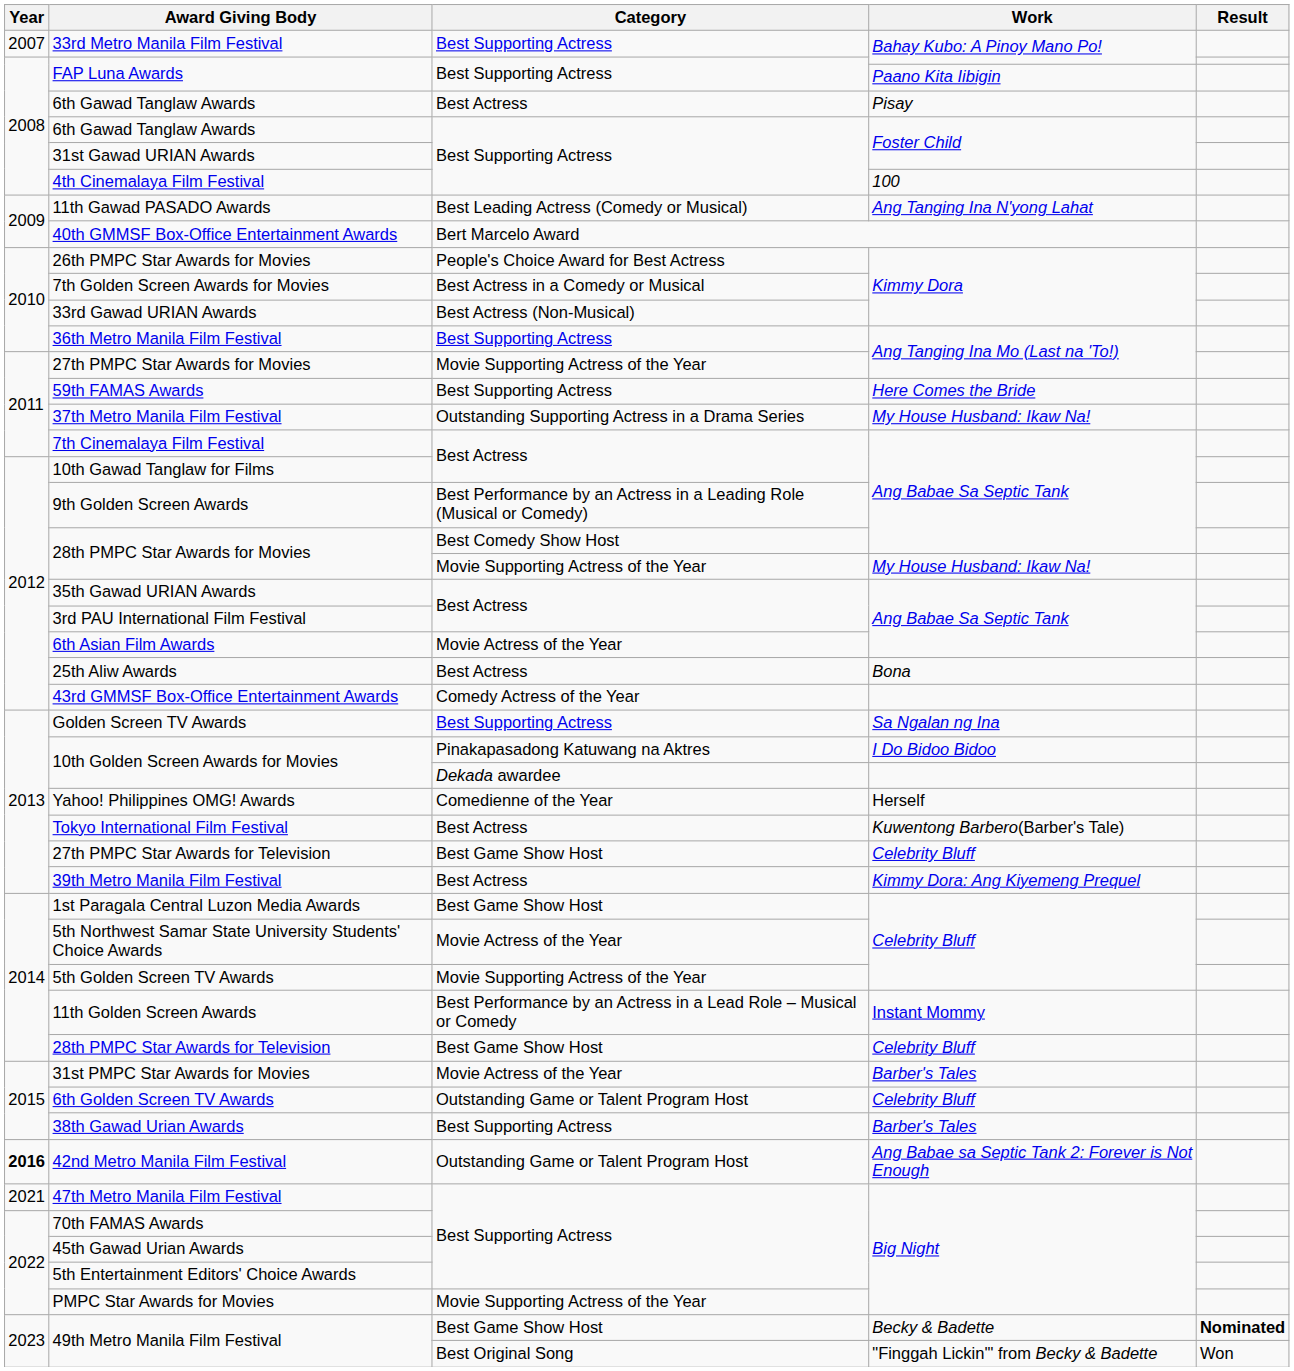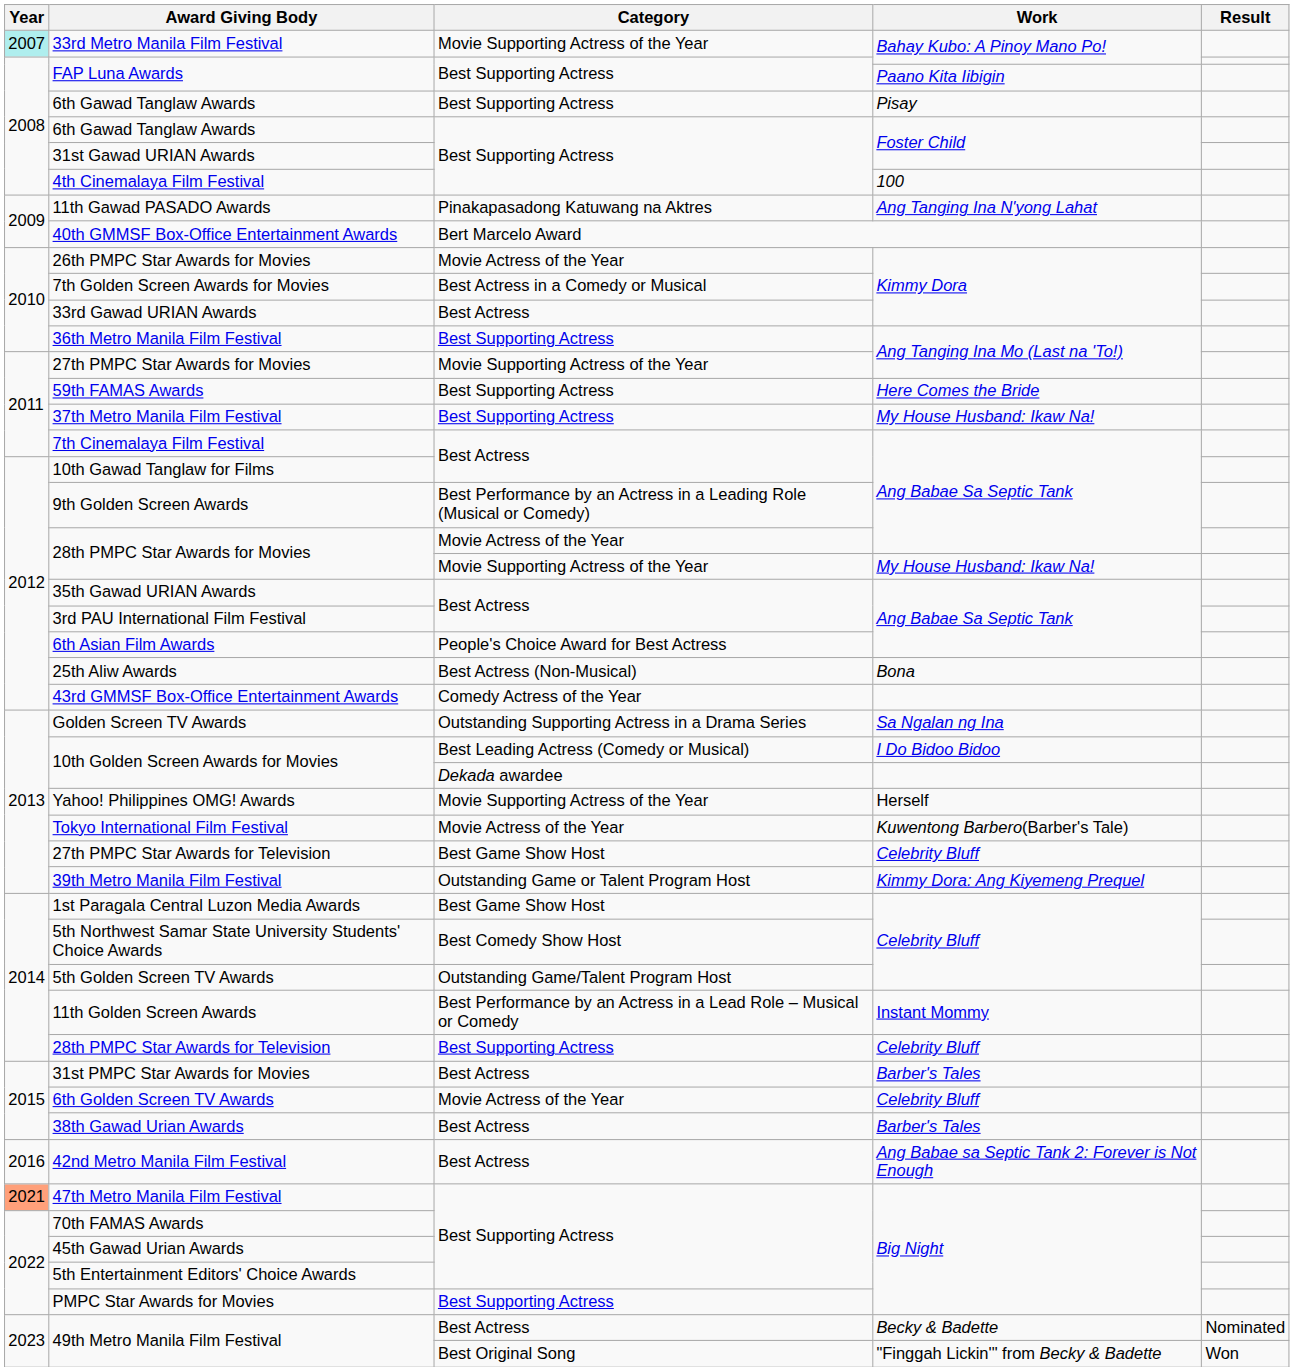(27, 43) no background -> (27, 43) paleturquoise background
(524, 43) Best Supporting Actress -> (573, 43) Movie Supporting Actress of the Year
(482, 103) Best Actress -> (526, 103) Best Supporting Actress
(592, 208) Best Leading Actress (Comedy or Musical) -> (575, 208) Pinakapasadong Katuwang na Aktres
(580, 260) People's Choice Award for Best Actress -> (531, 260) Movie Actress of the Year
(535, 312) Best Actress (Non-Musical) -> (484, 312) Best Actress
(620, 417) Outstanding Supporting Actress in a Drama Series -> (526, 417) Best Supporting Actress
(528, 540) Best Comedy Show Host -> (531, 540) Movie Actress of the Year
(529, 644) Movie Actress of the Year -> (582, 644) People's Choice Award for Best Actress
(482, 670) Best Actress -> (537, 670) Best Actress (Non-Musical)
(524, 723) Best Supporting Actress -> (622, 723) Outstanding Supporting Actress in a Drama Series
(573, 749) Pinakapasadong Katuwang na Aktres -> (594, 749) Best Leading Actress (Comedy or Musical)
(524, 801) Comedienne of the Year -> (573, 801) Movie Supporting Actress of the Year
(482, 827) Best Actress -> (531, 827) Movie Actress of the Year
(482, 880) Best Actress -> (594, 880) Outstanding Game or Talent Program Host
(529, 941) Movie Actress of the Year -> (530, 941) Best Comedy Show Host
(571, 977) Movie Supporting Actress of the Year -> (584, 977) Outstanding Game/Talent Program Host
(519, 1047) Best Game Show Host -> (526, 1047) Best Supporting Actress
(529, 1073) Movie Actress of the Year -> (484, 1073) Best Actress
(592, 1100) Outstanding Game or Talent Program Host -> (531, 1100) Movie Actress of the Year
(524, 1126) Best Supporting Actress -> (484, 1126) Best Actress
(27, 1161) bold -> (27, 1161) normal
(592, 1161) Outstanding Game or Talent Program Host -> (484, 1161) Best Actress
(27, 1197) no background -> (27, 1197) lightsalmon background
(571, 1301) Movie Supporting Actress of the Year -> (526, 1301) Best Supporting Actress
(519, 1327) Best Game Show Host -> (484, 1327) Best Actress
(1243, 1327) bold -> (1245, 1327) normal
